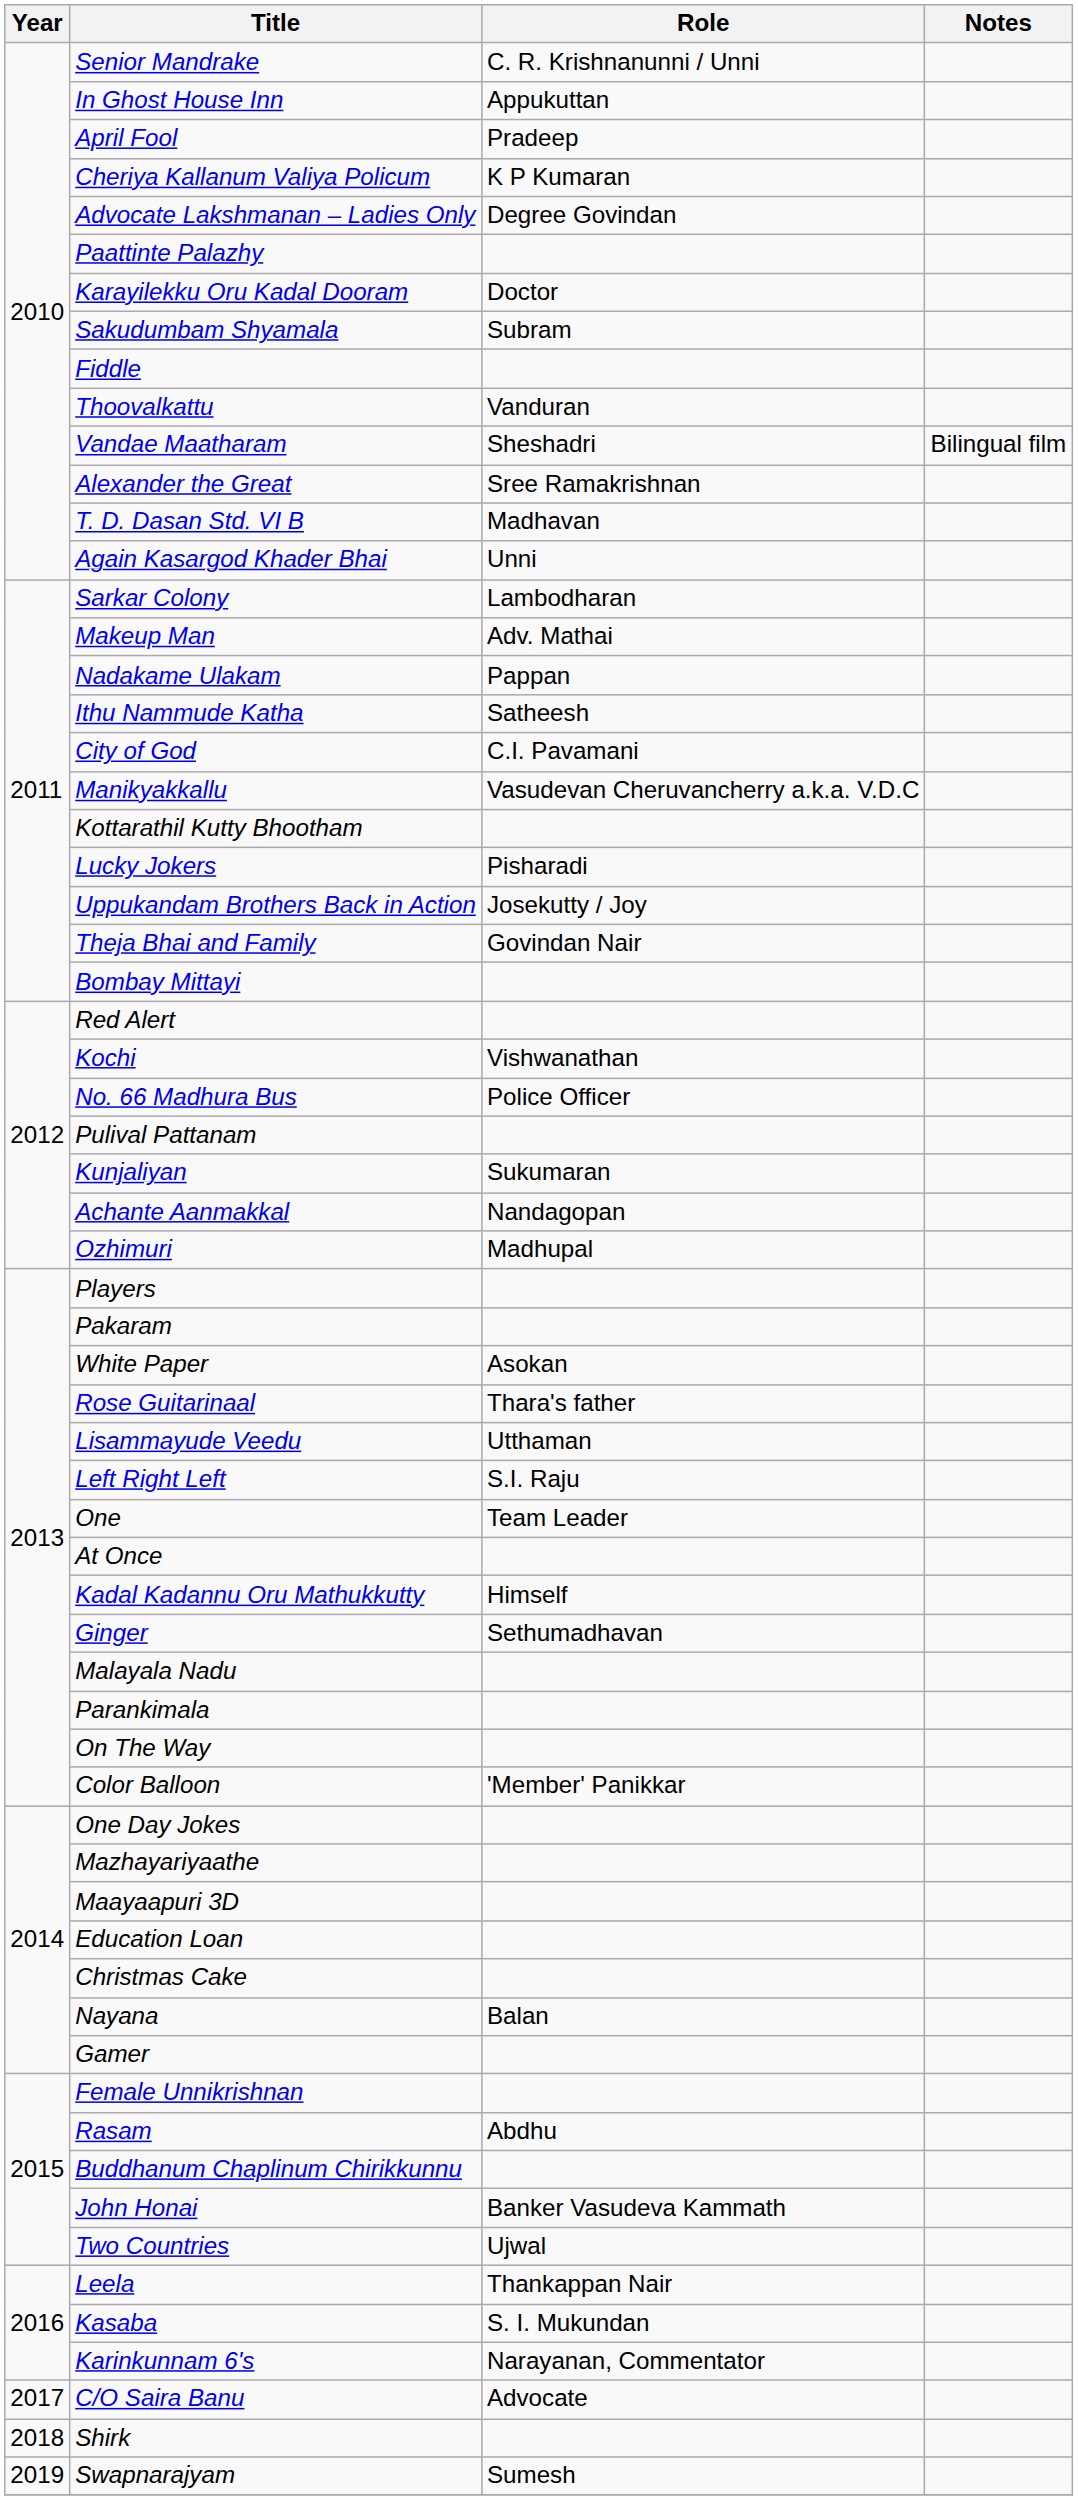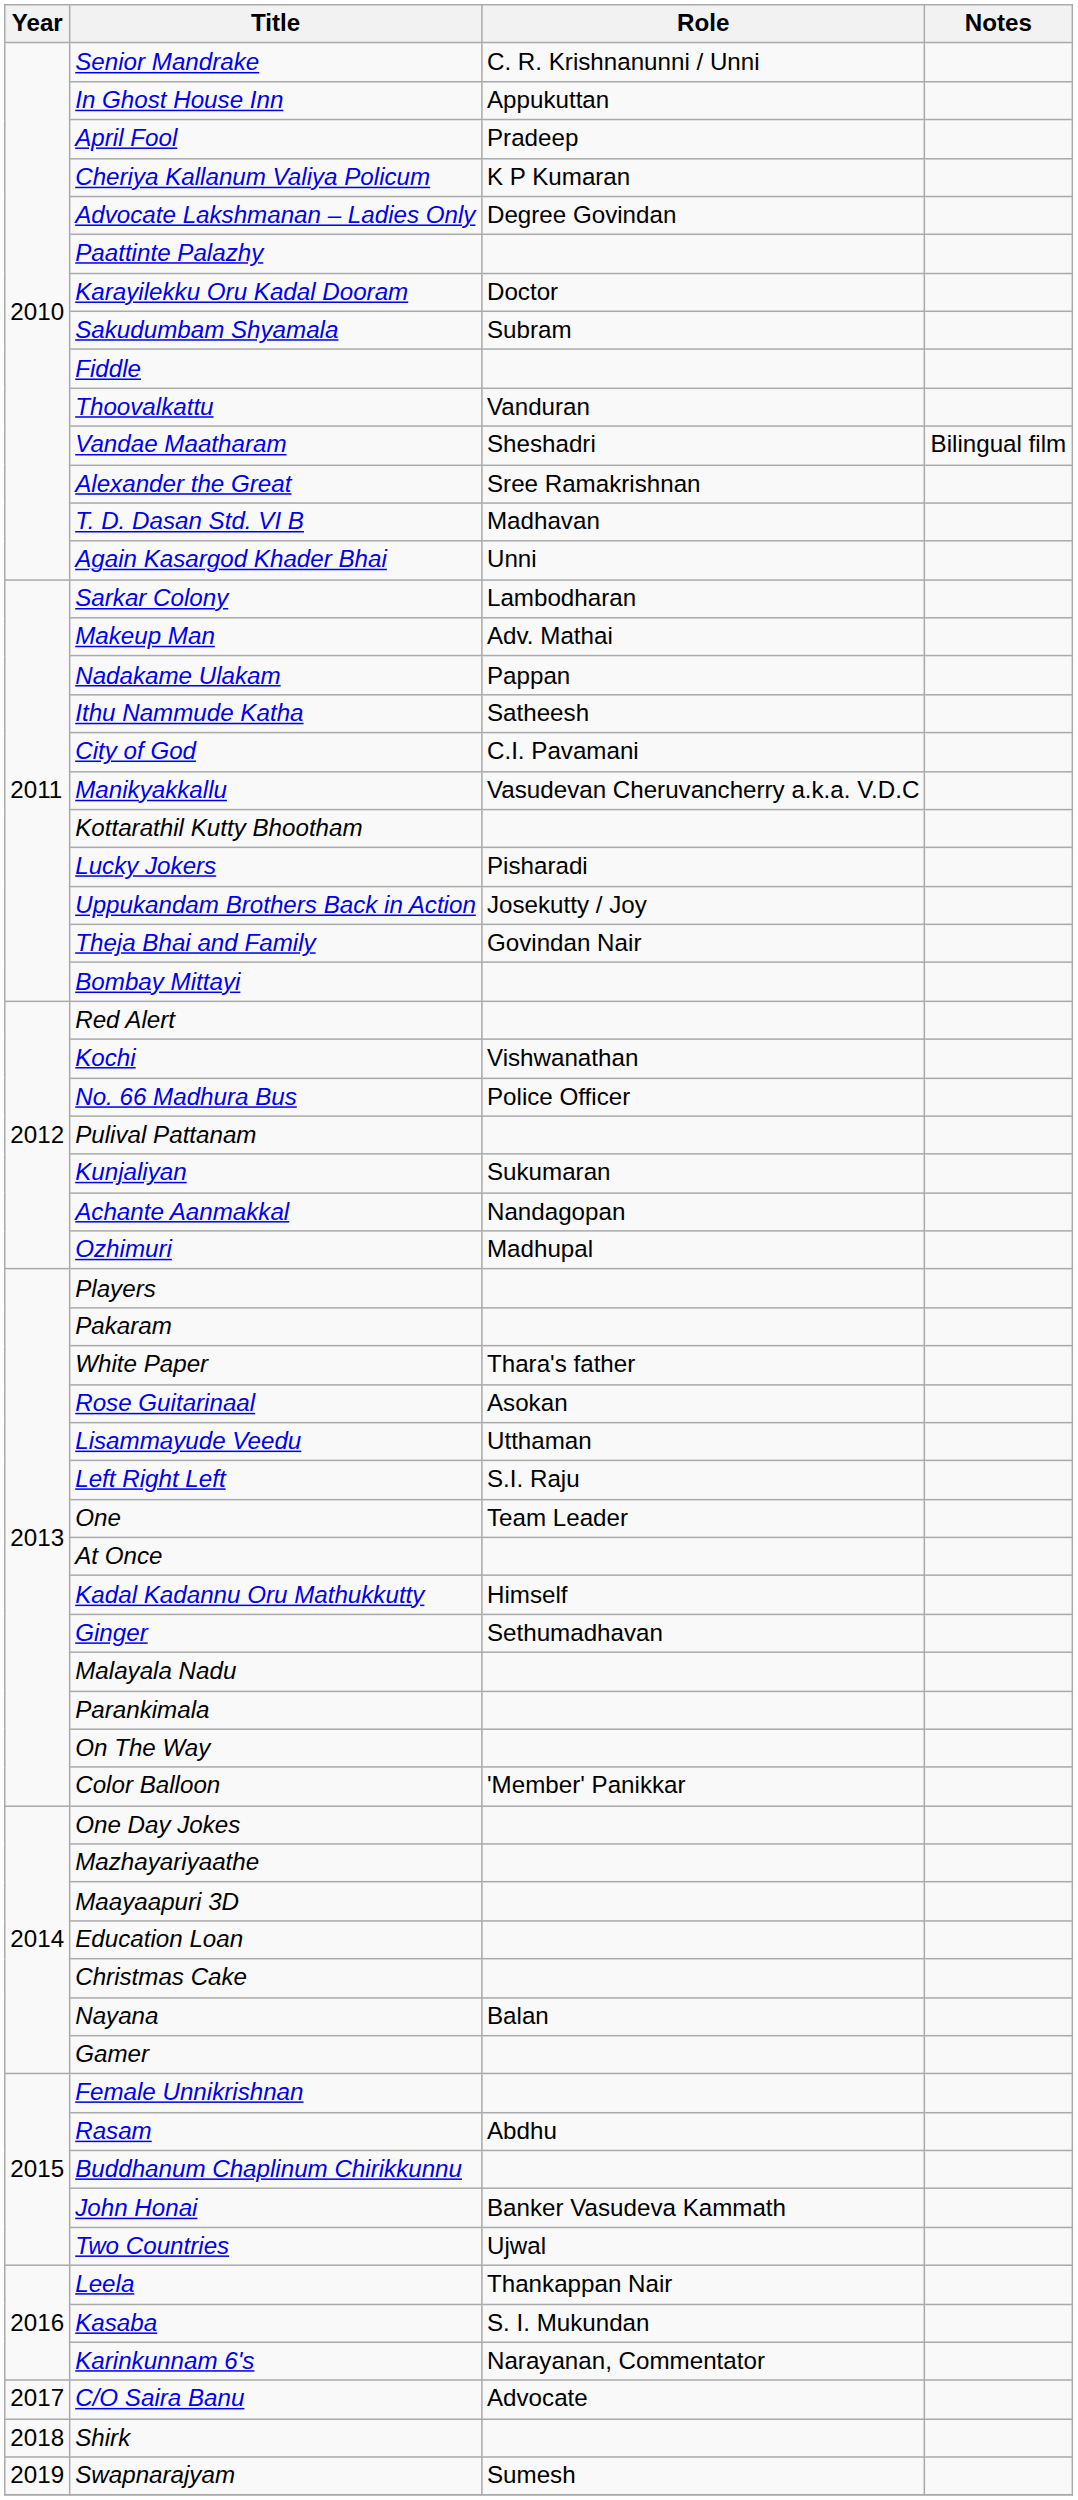(527, 1364) Asokan -> (561, 1364) Thara's father
(561, 1403) Thara's father -> (527, 1403) Asokan
